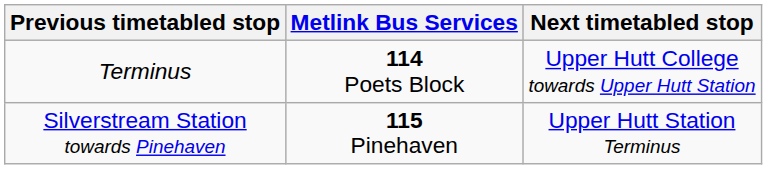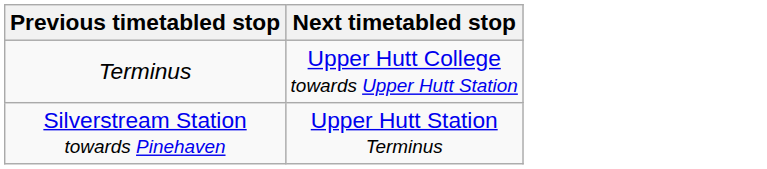- column: (404, 22)
